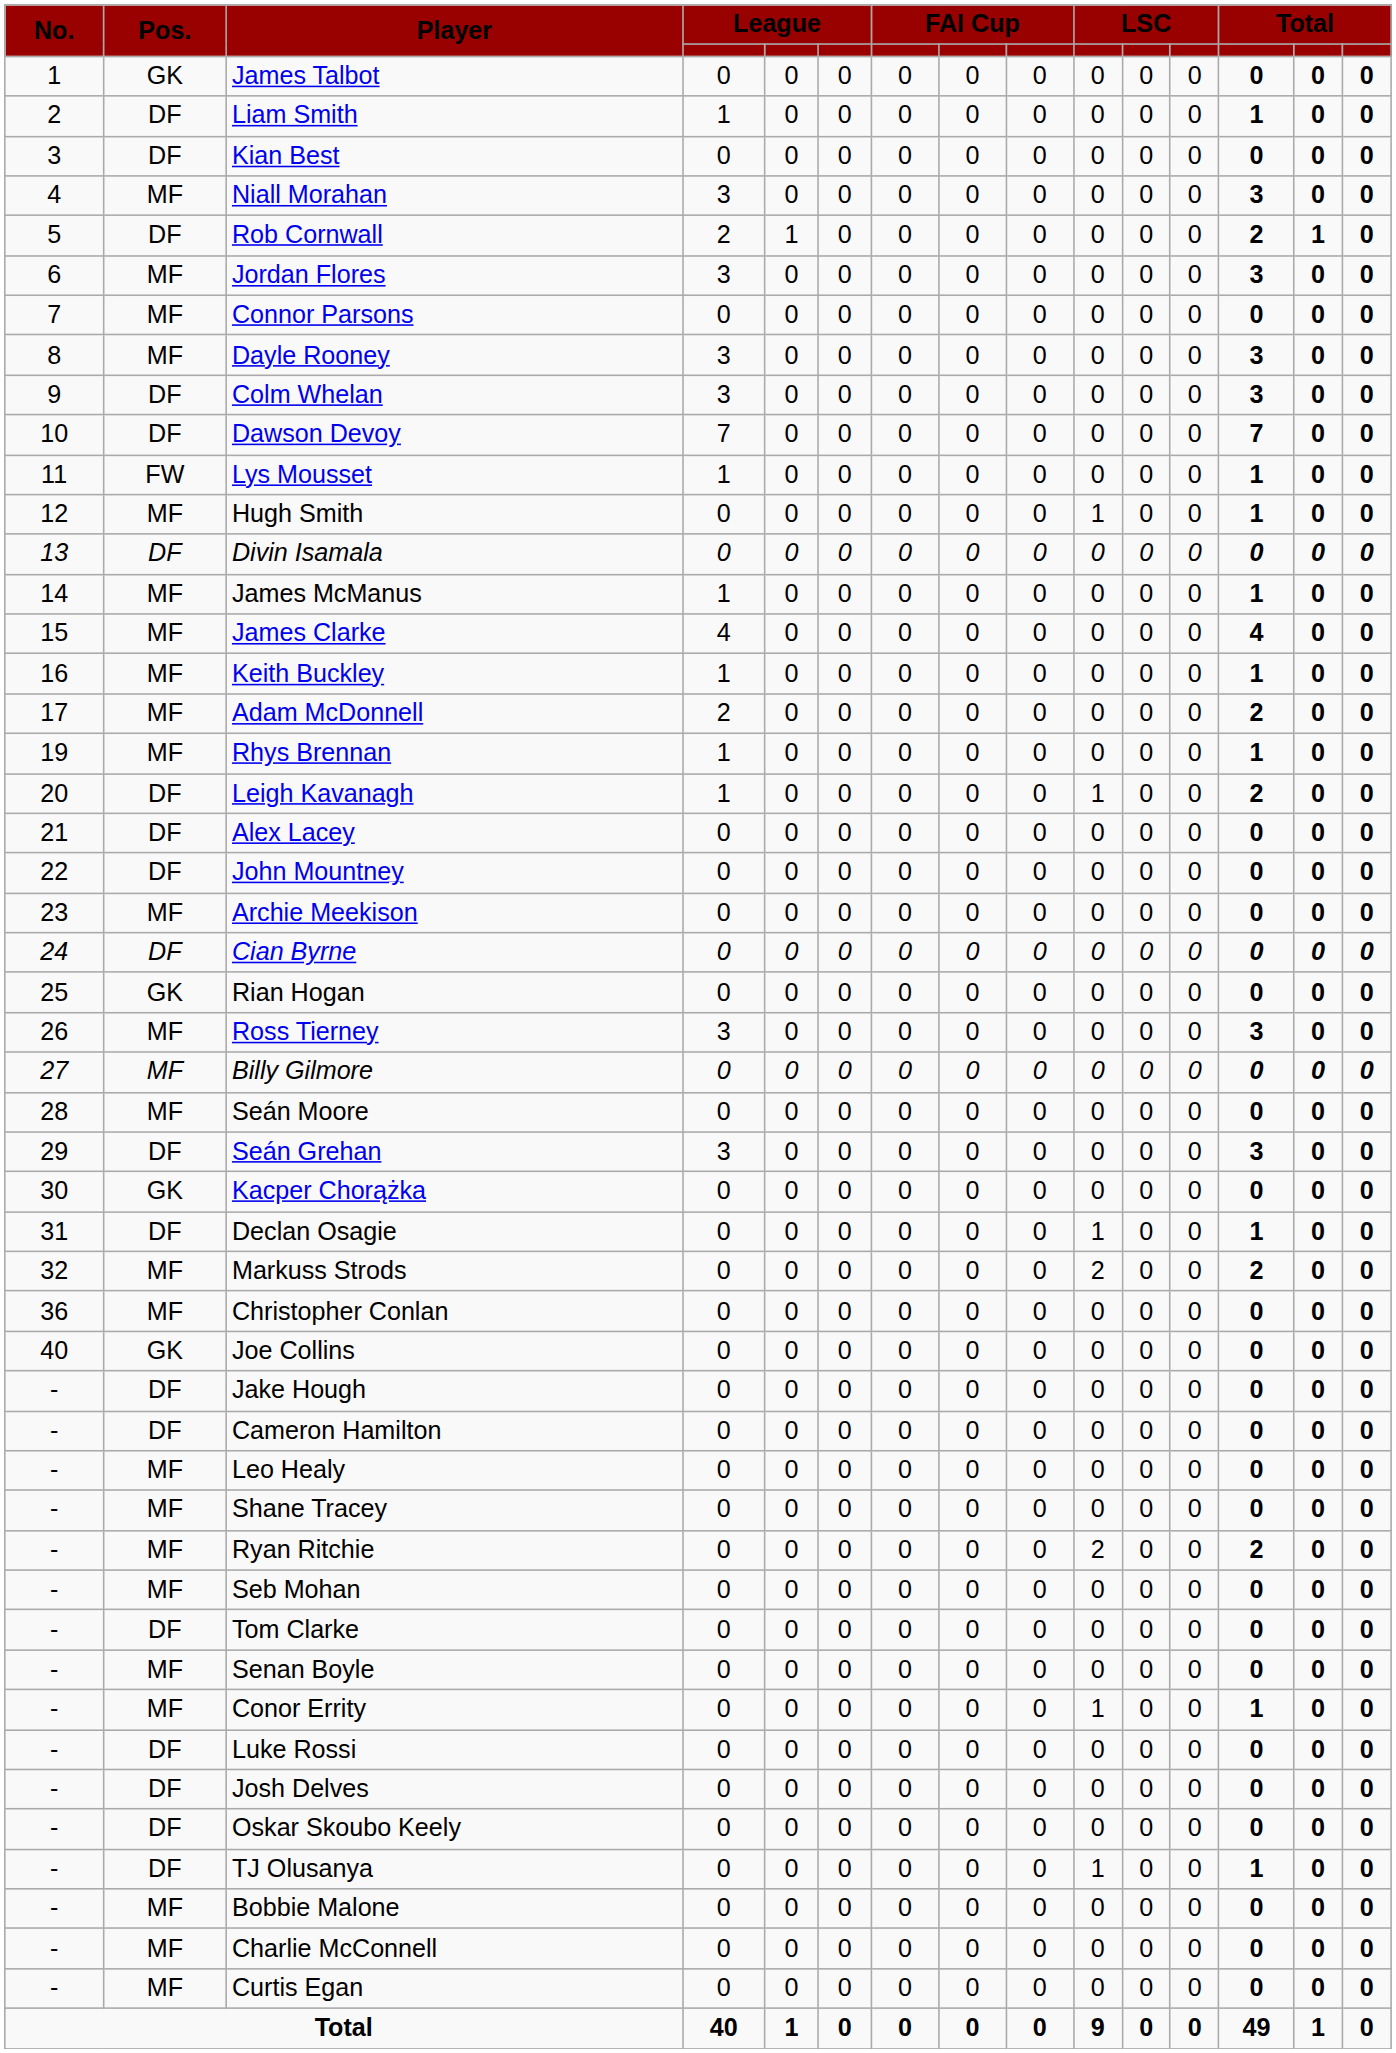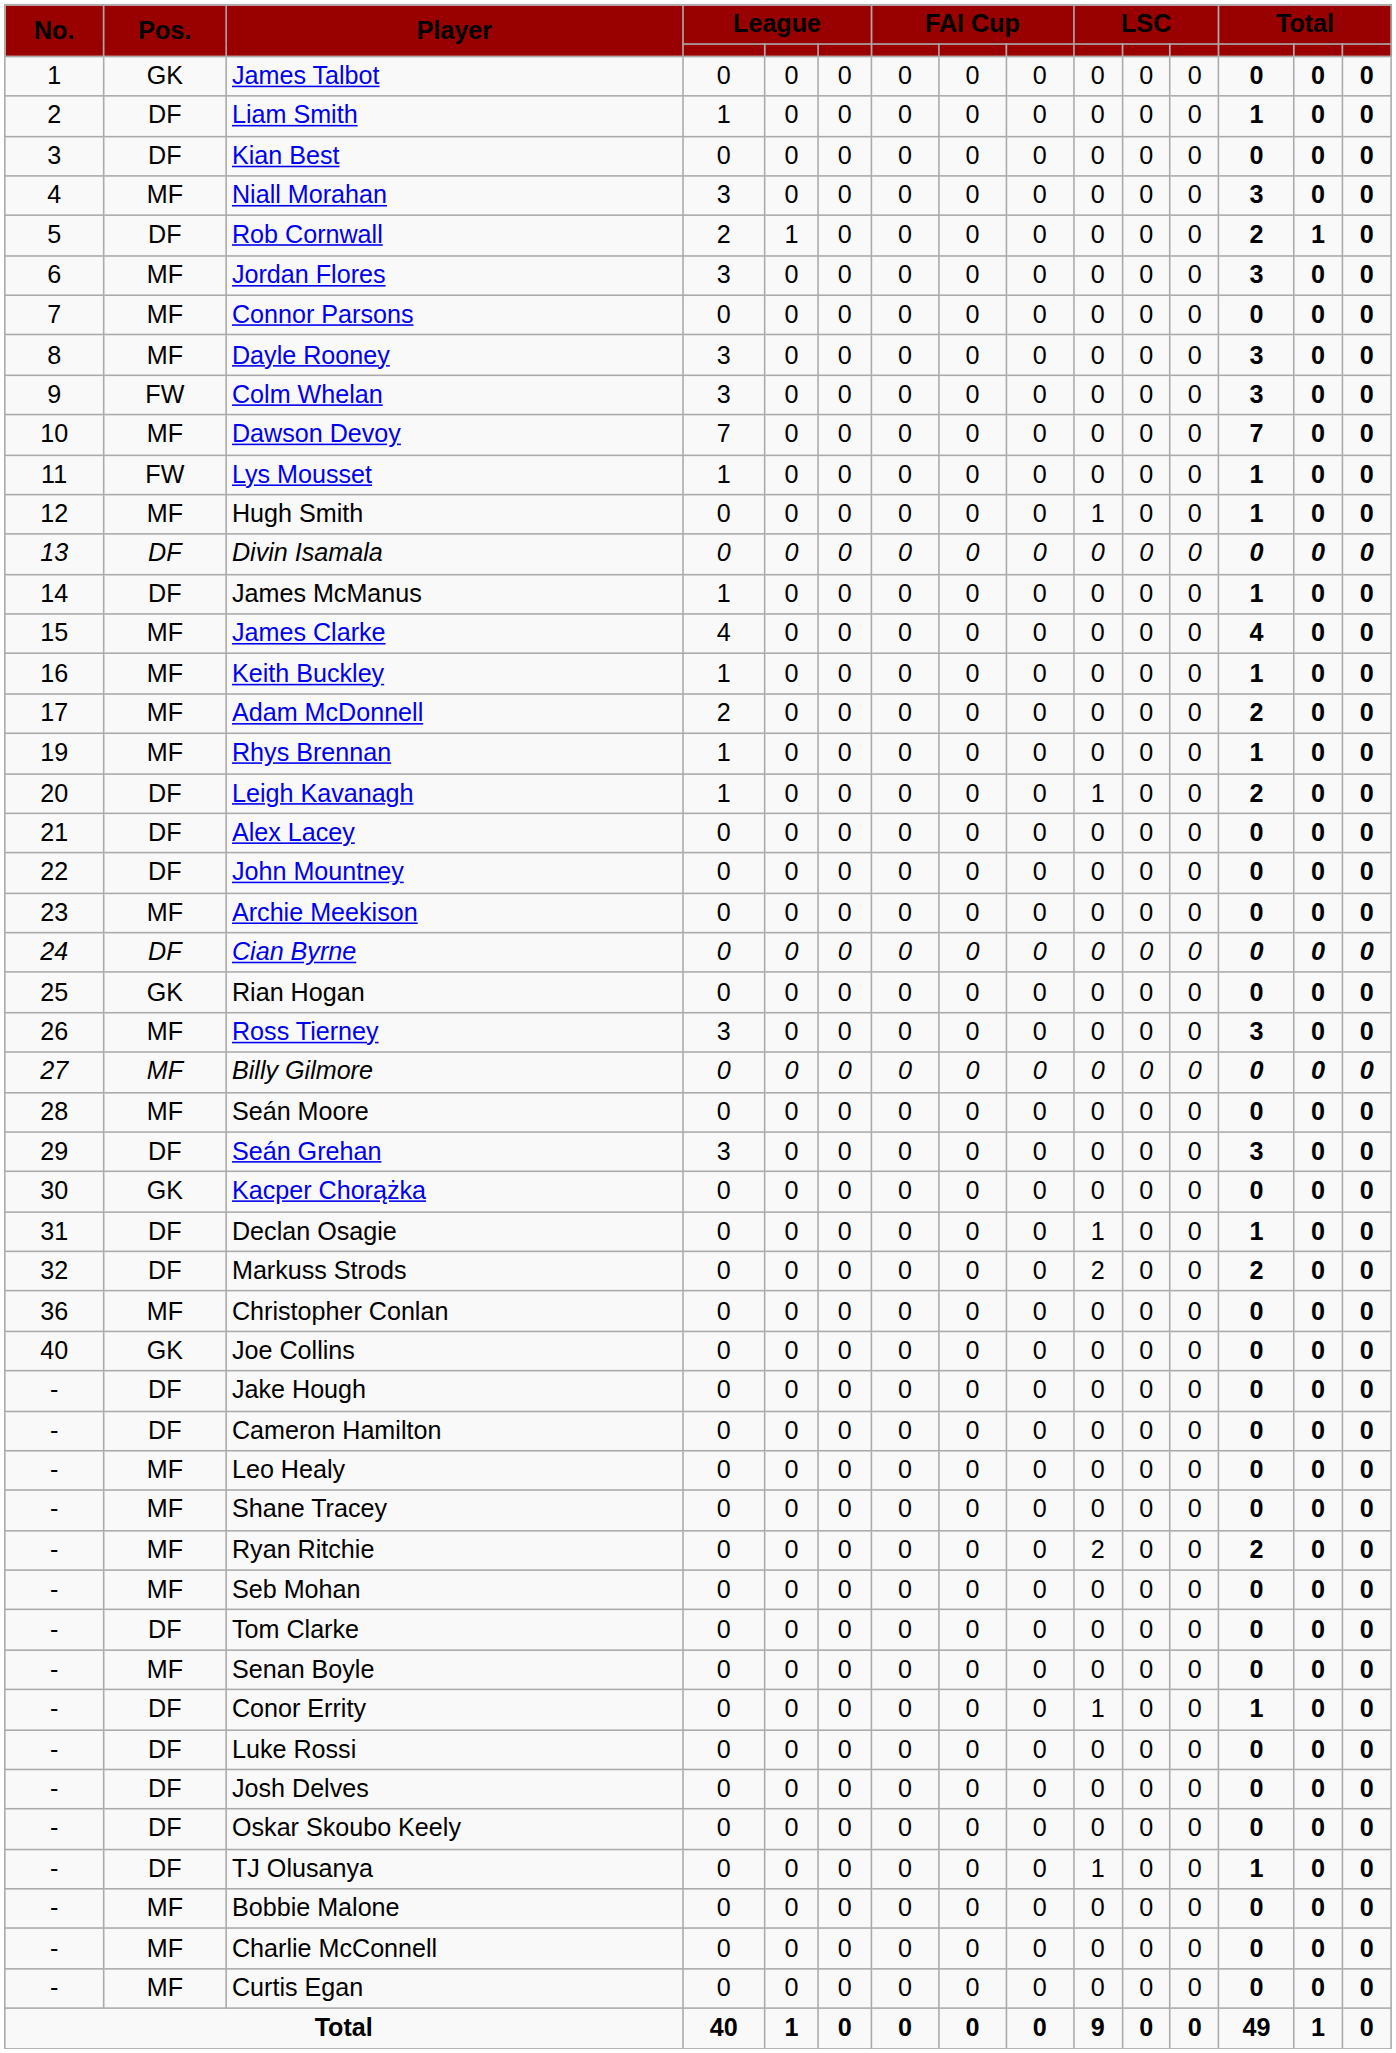(165, 394) DF -> (165, 394) FW
(165, 434) DF -> (165, 434) MF
(165, 593) MF -> (165, 593) DF
(165, 1270) MF -> (165, 1270) DF
(165, 1709) MF -> (165, 1709) DF
